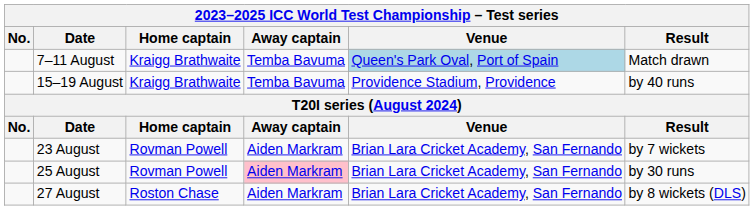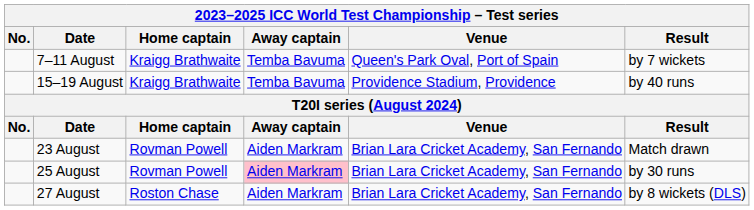(455, 60) lightblue background -> (455, 60) no background
(669, 60) Match drawn -> (667, 60) by 7 wickets
(667, 149) by 7 wickets -> (669, 149) Match drawn
